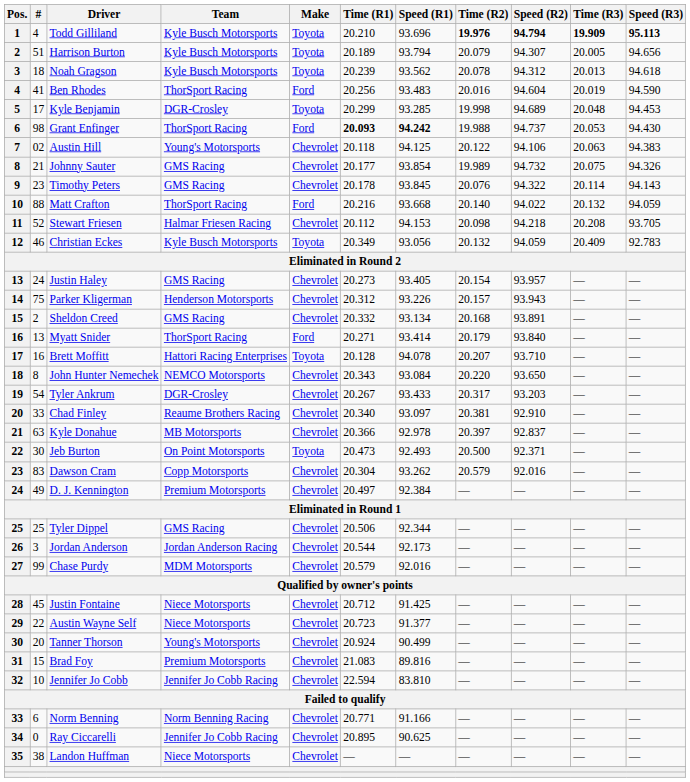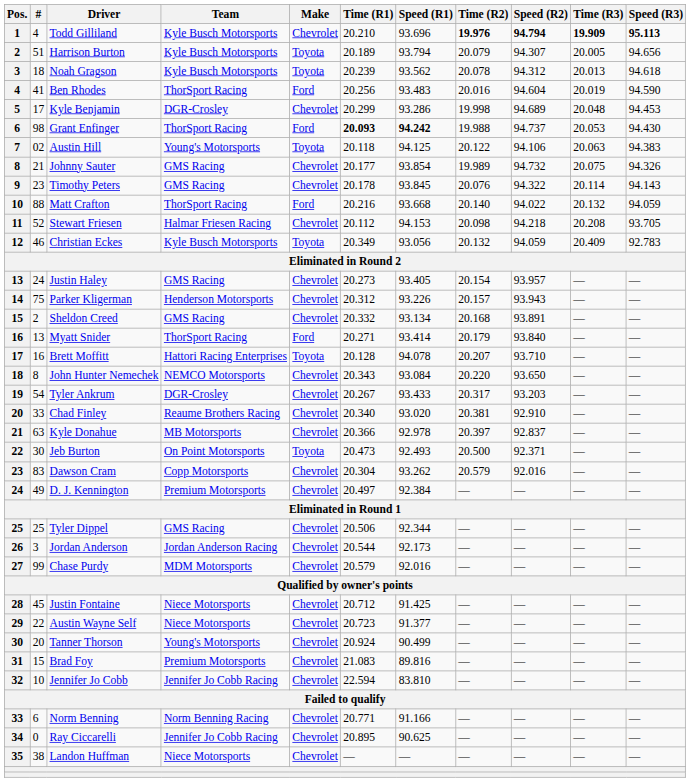(308, 33) Toyota -> (315, 33) Chevrolet
(308, 109) Toyota -> (315, 109) Chevrolet
(415, 109) 93.285 -> (415, 109) 93.286
(315, 147) Chevrolet -> (308, 147) Toyota
(415, 414) 93.097 -> (415, 414) 93.020
